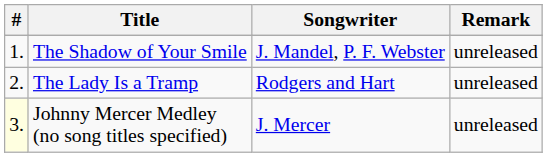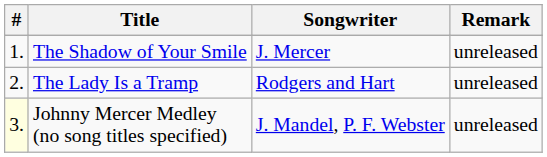(350, 51) J. Mandel, P. F. Webster -> (293, 51) J. Mercer
(293, 124) J. Mercer -> (350, 124) J. Mandel, P. F. Webster
